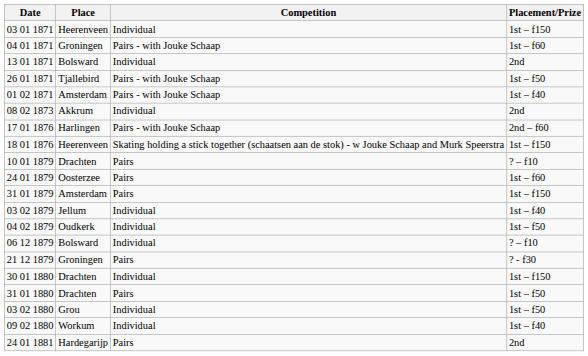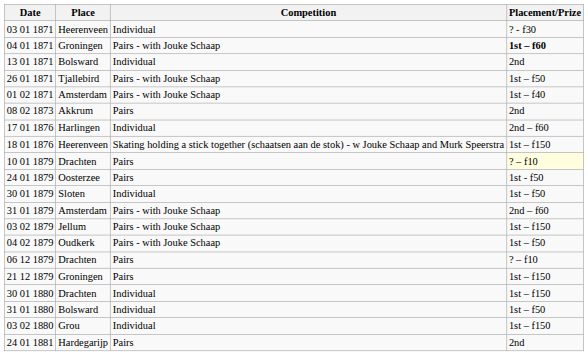(530, 29) 1st – f150 -> (522, 29) ? - f30
(527, 45) normal -> (527, 45) bold
(134, 111) Individual -> (123, 111) Pairs
(166, 128) Pairs - with Jouke Schaap -> (134, 128) Individual
(523, 161) no background -> (523, 161) lightyellow background
(527, 177) 1st – f60 -> (526, 177) 1st - f50
+ row: (30, 194)
(123, 194) Pairs -> (166, 210) Pairs - with Jouke Schaap
(530, 194) 1st – f150 -> (529, 210) 2nd – f60
(134, 210) Individual -> (166, 227) Pairs - with Jouke Schaap
(527, 210) 1st – f40 -> (530, 227) 1st – f150
(134, 227) Individual -> (166, 243) Pairs - with Jouke Schaap
(78, 243) Bolsward -> (77, 260) Drachten
(134, 243) Individual -> (123, 260) Pairs
(522, 260) ? - f30 -> (530, 276) 1st – f150
(77, 293) Drachten -> (78, 309) Bolsward
(123, 293) Pairs -> (134, 309) Individual
(527, 309) 1st – f50 -> (530, 326) 1st – f150
- row: (30, 326)
